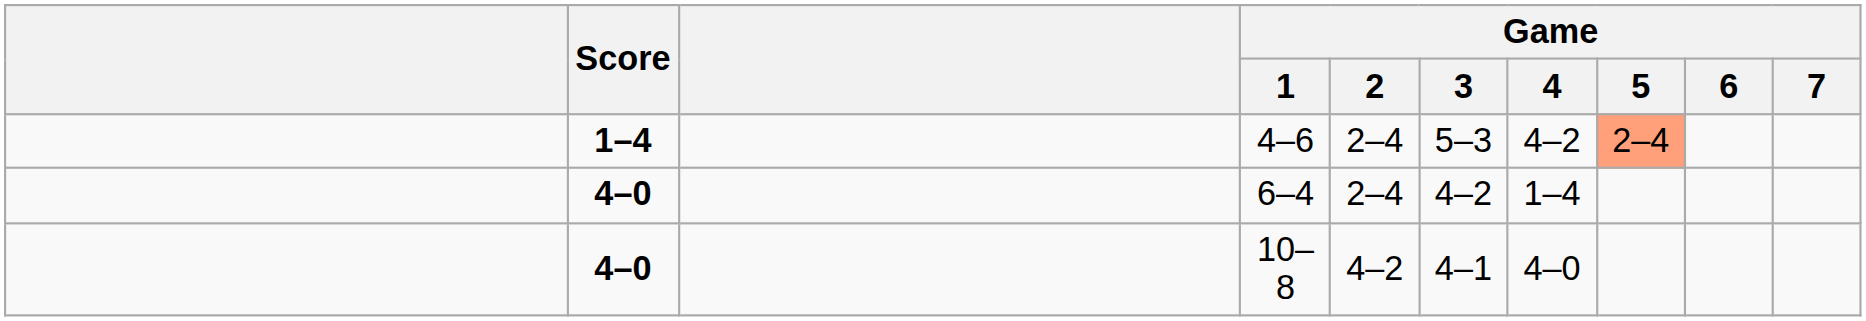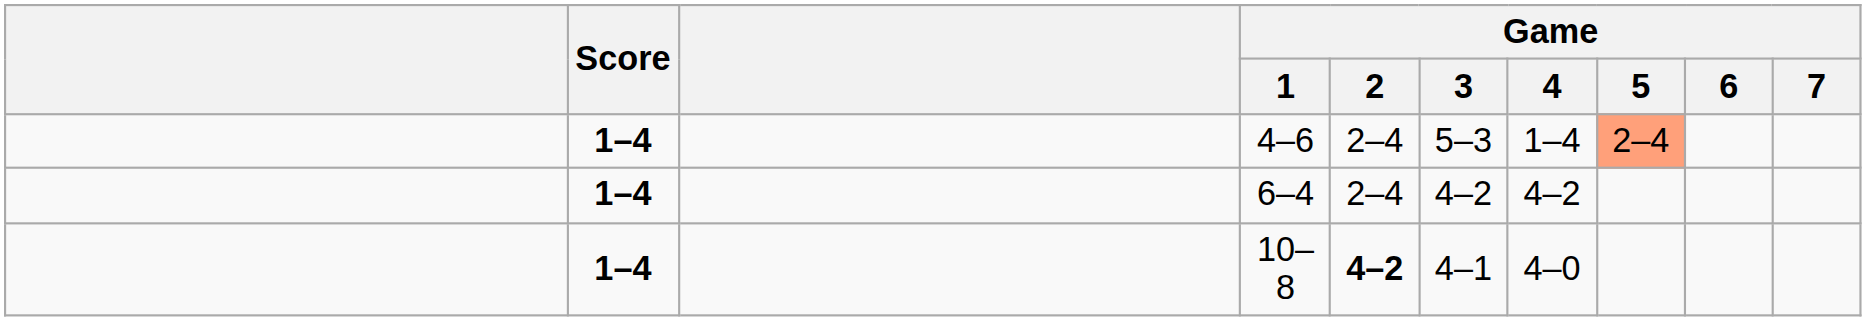(1552, 140) 4–2 -> (1552, 140) 1–4
(623, 194) 4–0 -> (623, 194) 1–4
(1552, 194) 1–4 -> (1552, 194) 4–2
(623, 268) 4–0 -> (623, 268) 1–4
(1375, 268) normal -> (1375, 268) bold
